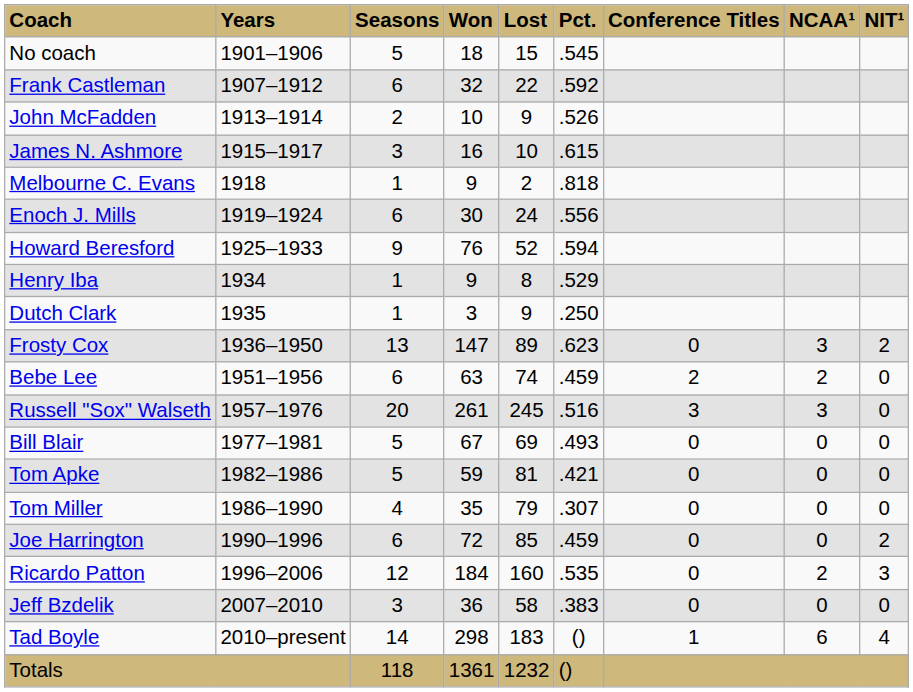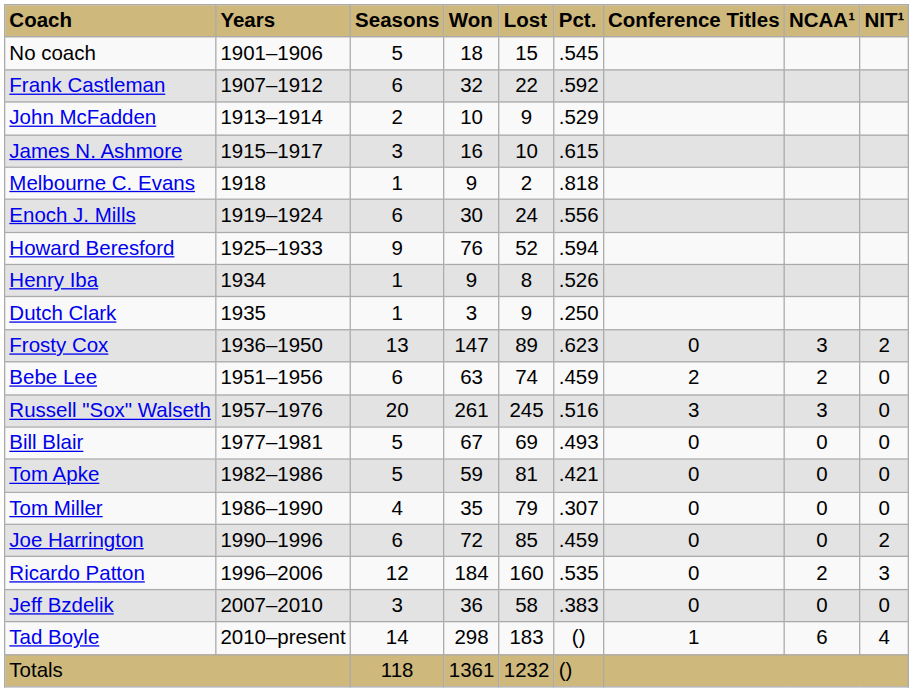(579, 118) .526 -> (579, 118) .529
(579, 280) .529 -> (579, 280) .526
